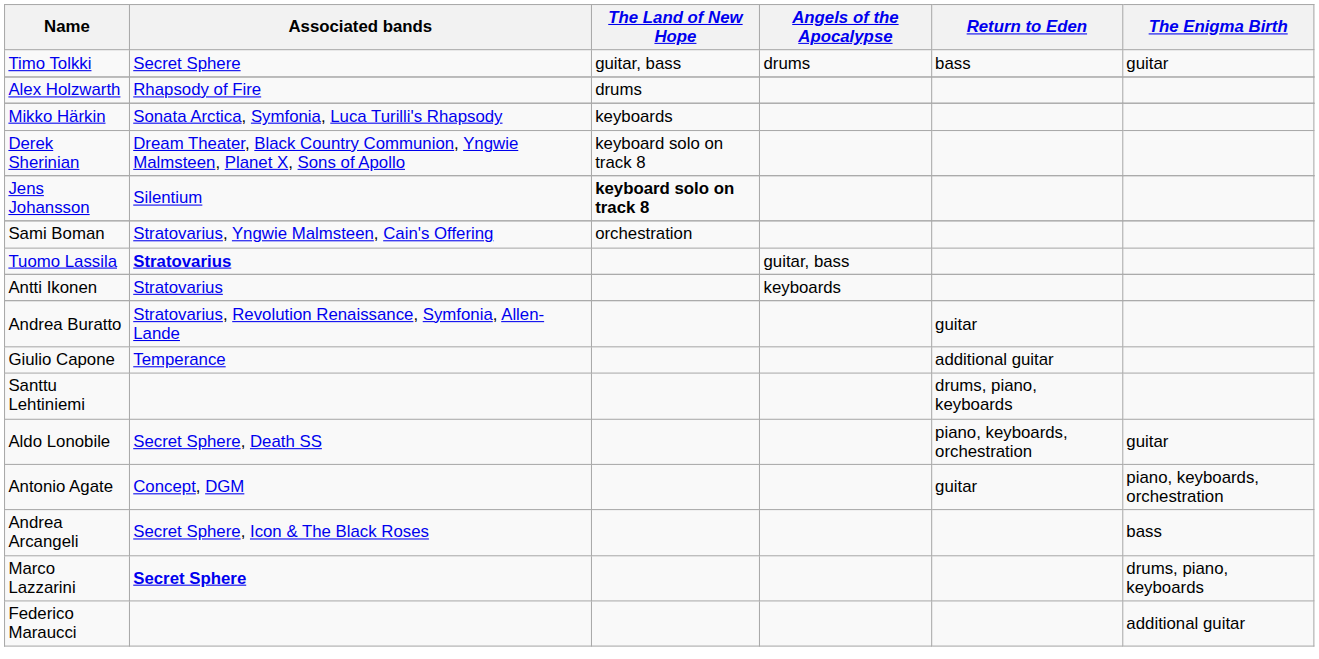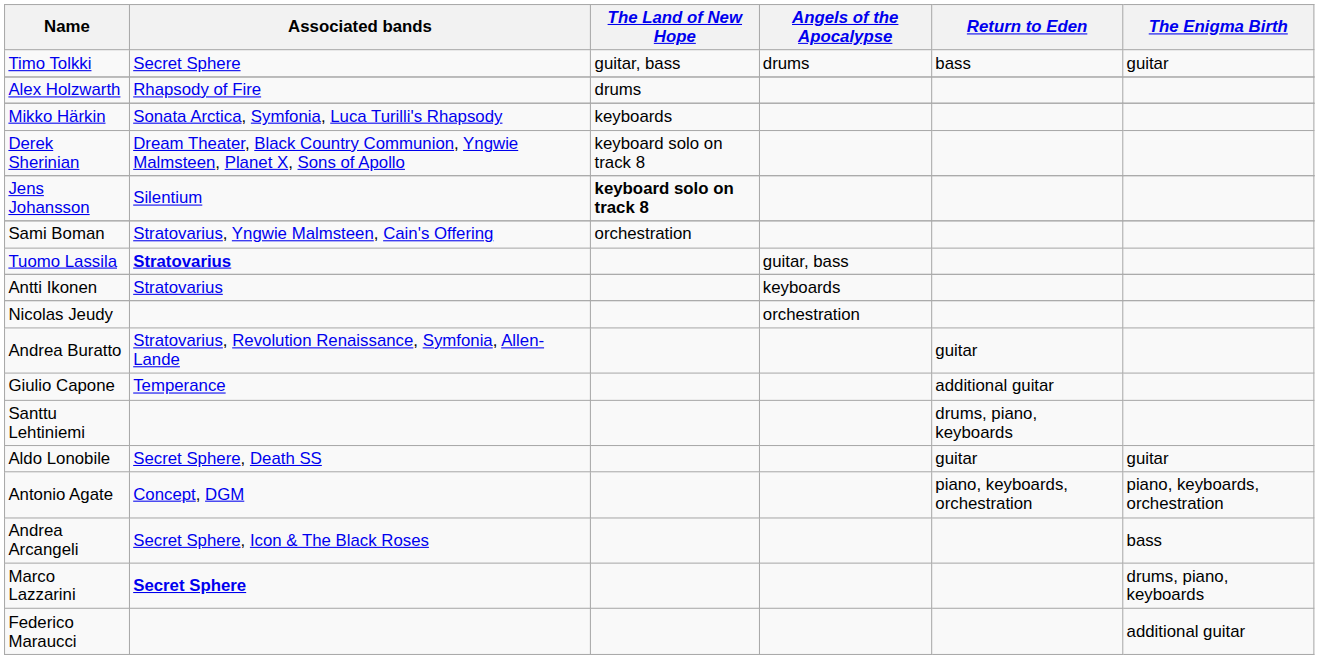+ row: (61, 314)
(1001, 441) piano, keyboards, orchestration -> (956, 458) guitar
(956, 487) guitar -> (1002, 494) piano, keyboards, orchestration
